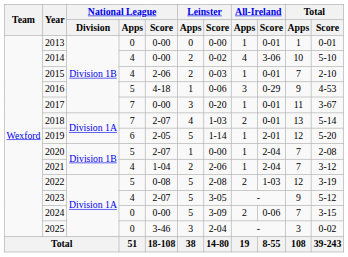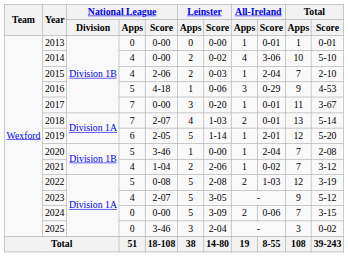(271, 74) 0-01 -> (271, 74) 2-04
(161, 151) 2-07 -> (161, 151) 3-46
(271, 167) 2-04 -> (271, 167) 0-02
